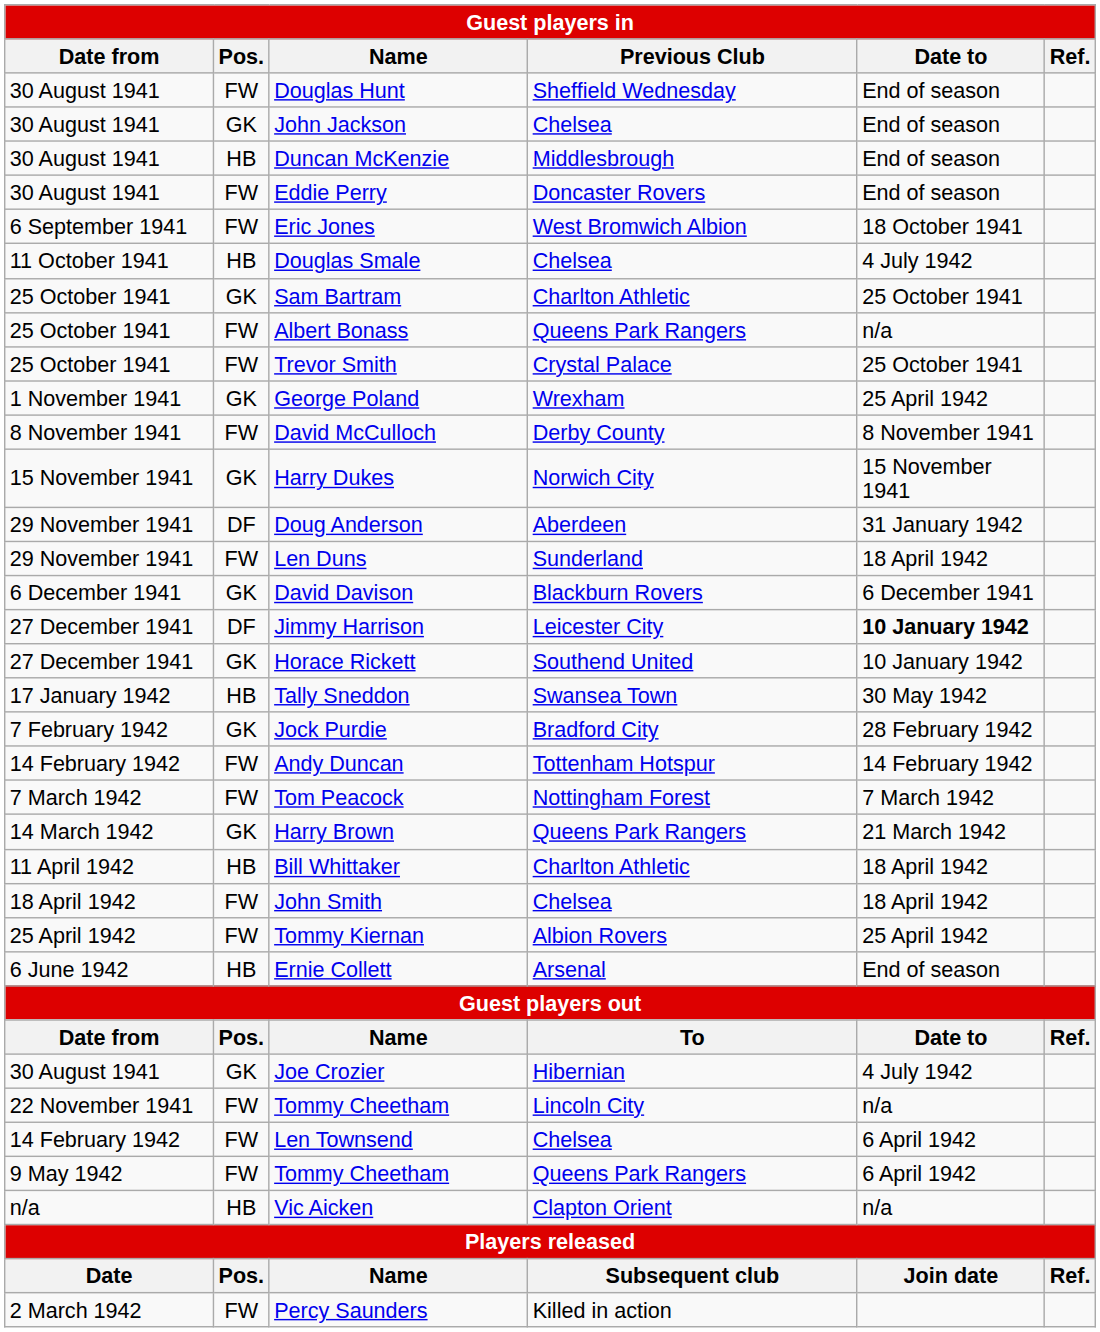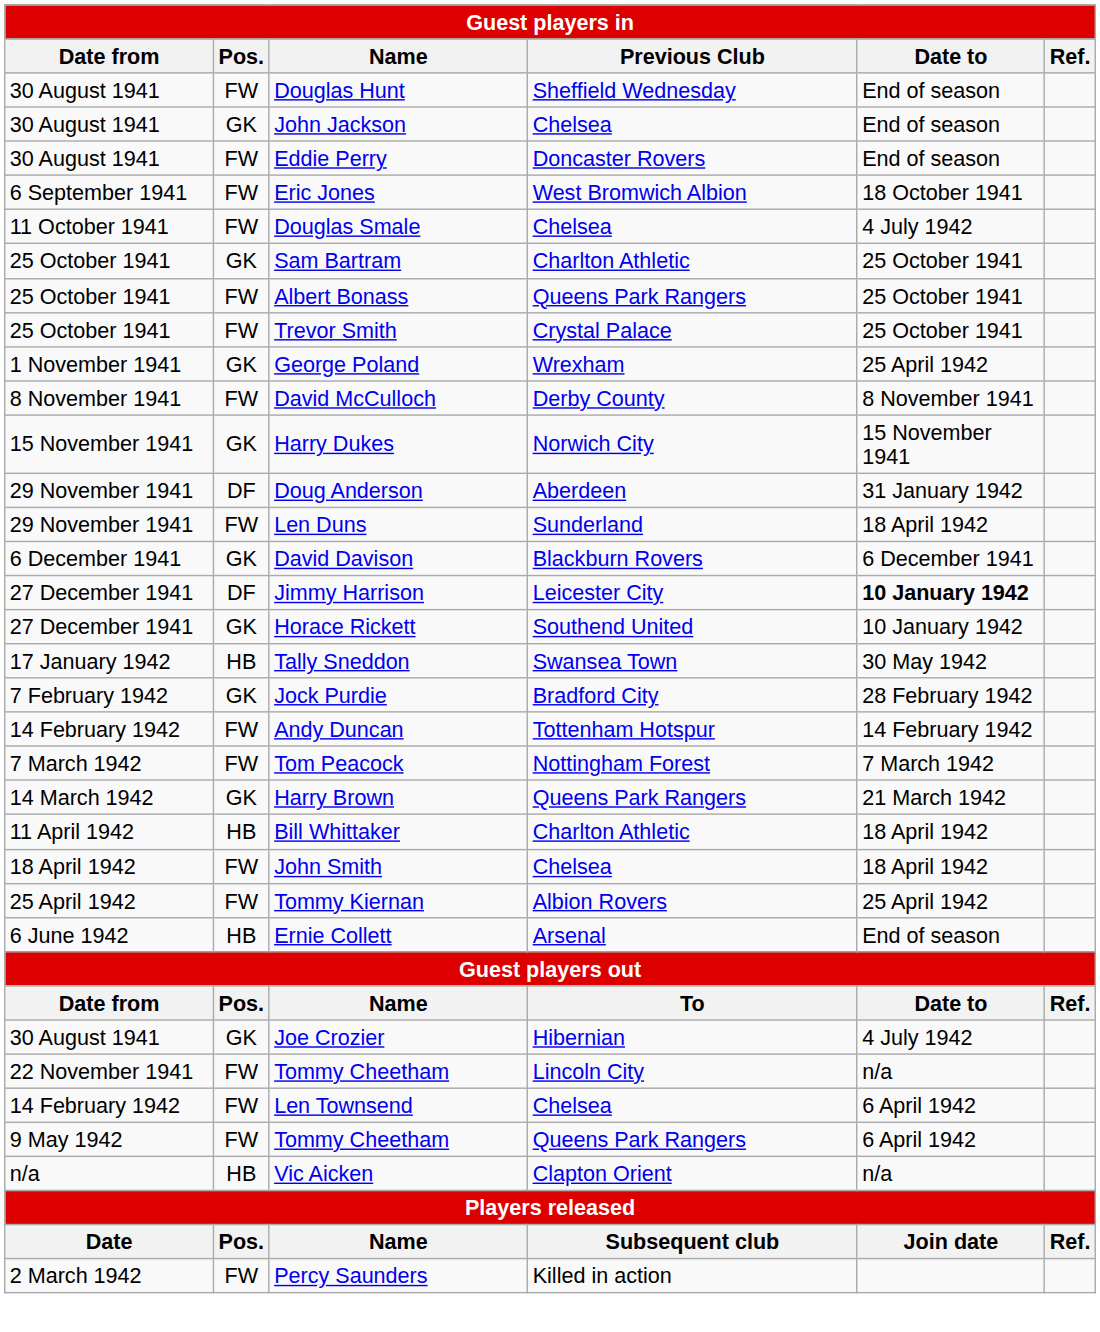- row: (362, 159)
(241, 261) HB -> (241, 227) FW
(877, 330) n/a -> (943, 295) 25 October 1941
